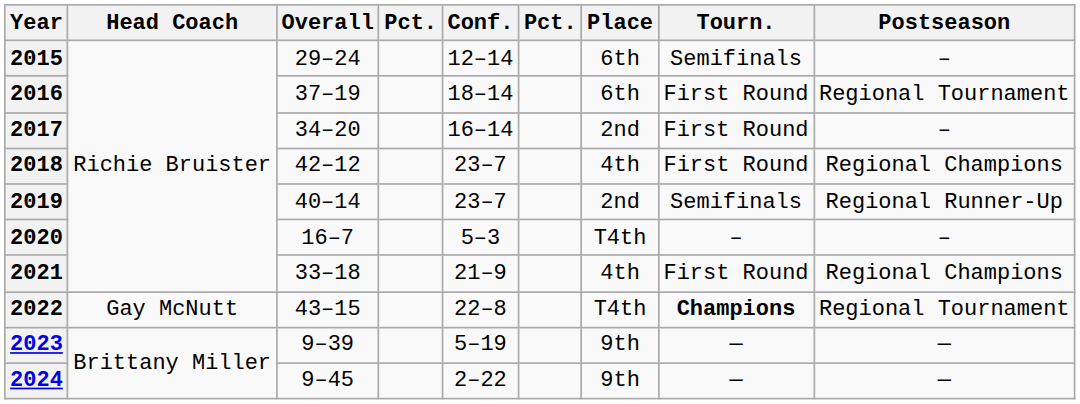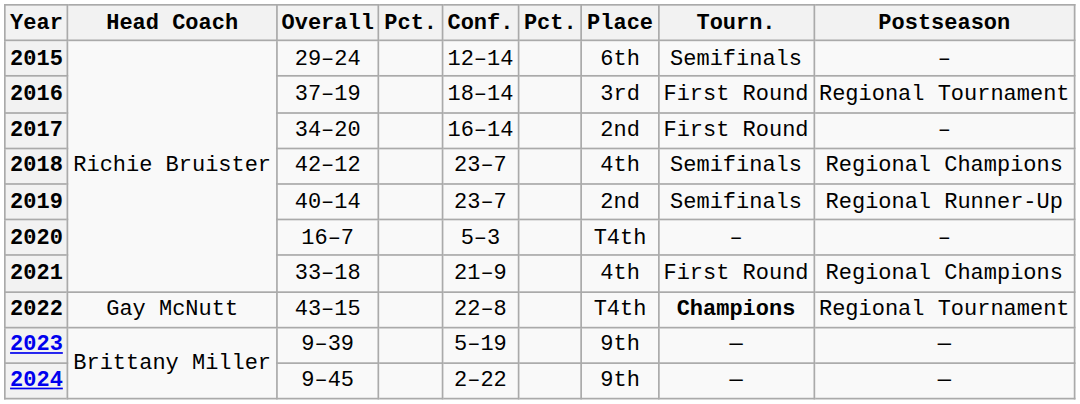(620, 94) 6th -> (620, 94) 3rd
(736, 166) First Round -> (736, 166) Semifinals
